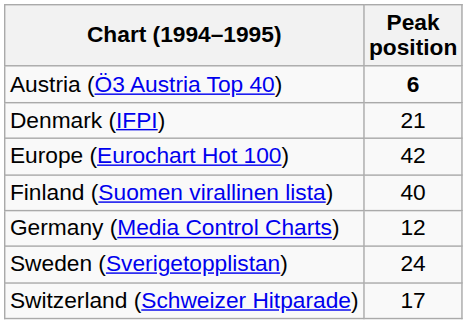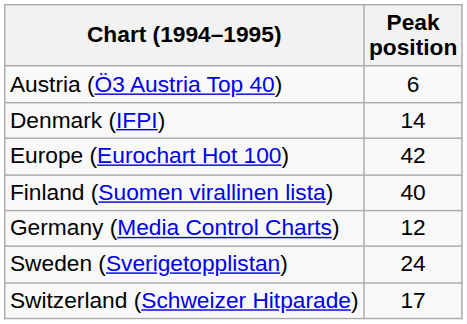(413, 84) bold -> (413, 84) normal
(413, 120) 21 -> (413, 120) 14
